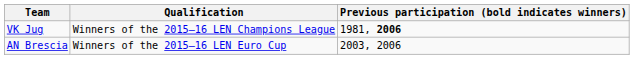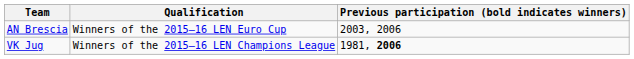rows swapped: (25, 29) <-> (37, 46)
